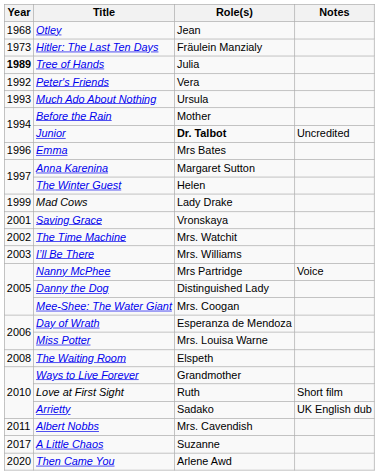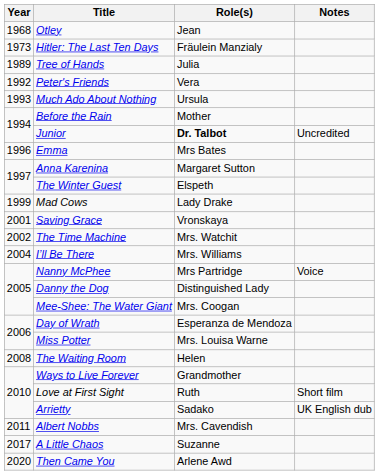(19, 64) bold -> (19, 64) normal
(191, 185) Helen -> (195, 185) Elspeth
(19, 254) 2003 -> (19, 254) 2004
(195, 358) Elspeth -> (191, 358) Helen
